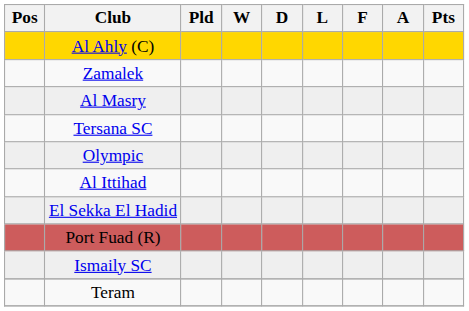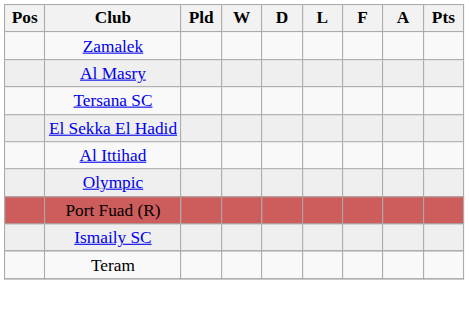- row: (113, 45)
rows swapped: (113, 210) <-> (113, 155)
